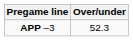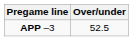(99, 28) 52.3 -> (99, 28) 52.5
